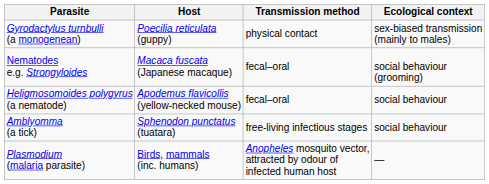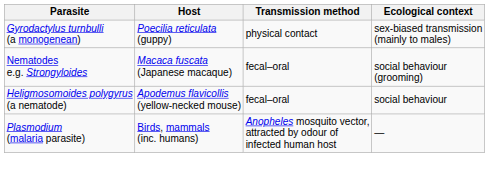- row: (35, 127)
